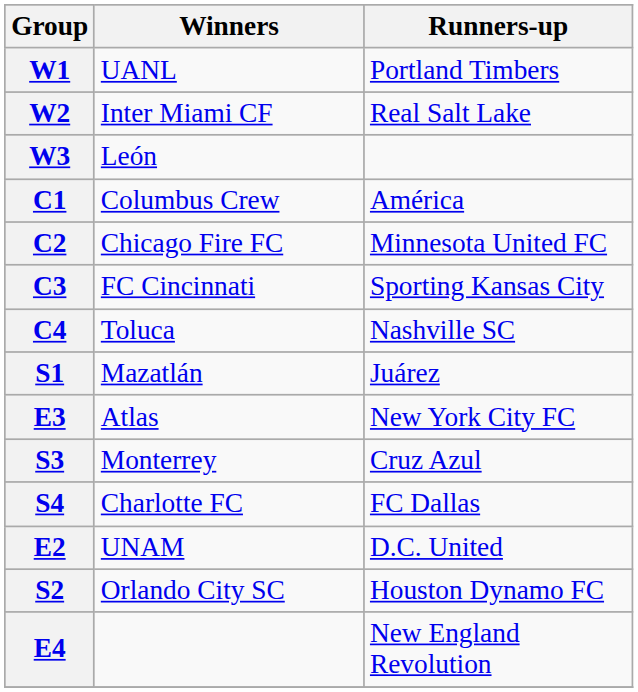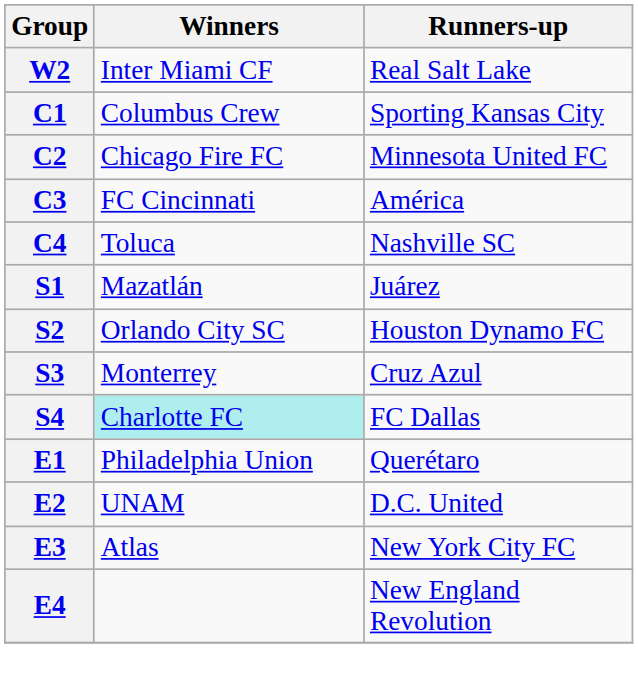- row: (50, 69)
- row: (50, 156)
(417, 199) América -> (487, 112) Sporting Kansas City
(487, 286) Sporting Kansas City -> (417, 199) América
rows swapped: (50, 590) <-> (50, 416)
(172, 503) no background -> (172, 416) paleturquoise background
+ row: (50, 460)
